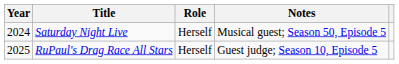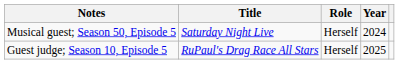columns swapped: (19, 13) <-> (302, 13)
